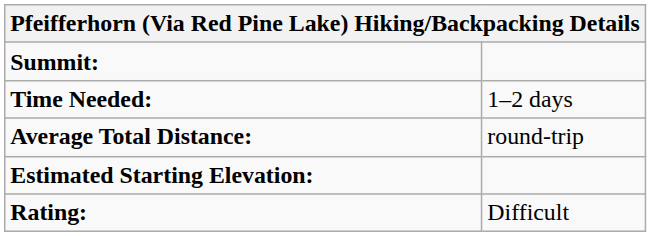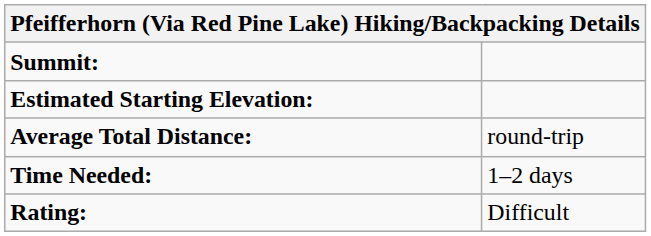rows swapped: (162, 174) <-> (81, 99)
